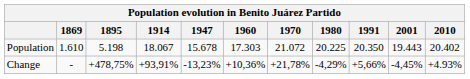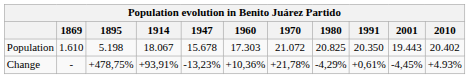(331, 47) 20.225 -> (331, 47) 20.825
(369, 64) +5,66% -> (369, 64) +0,61%
